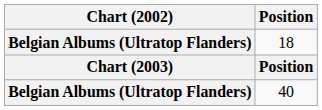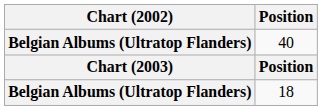rows swapped: (286, 42) <-> (286, 92)
